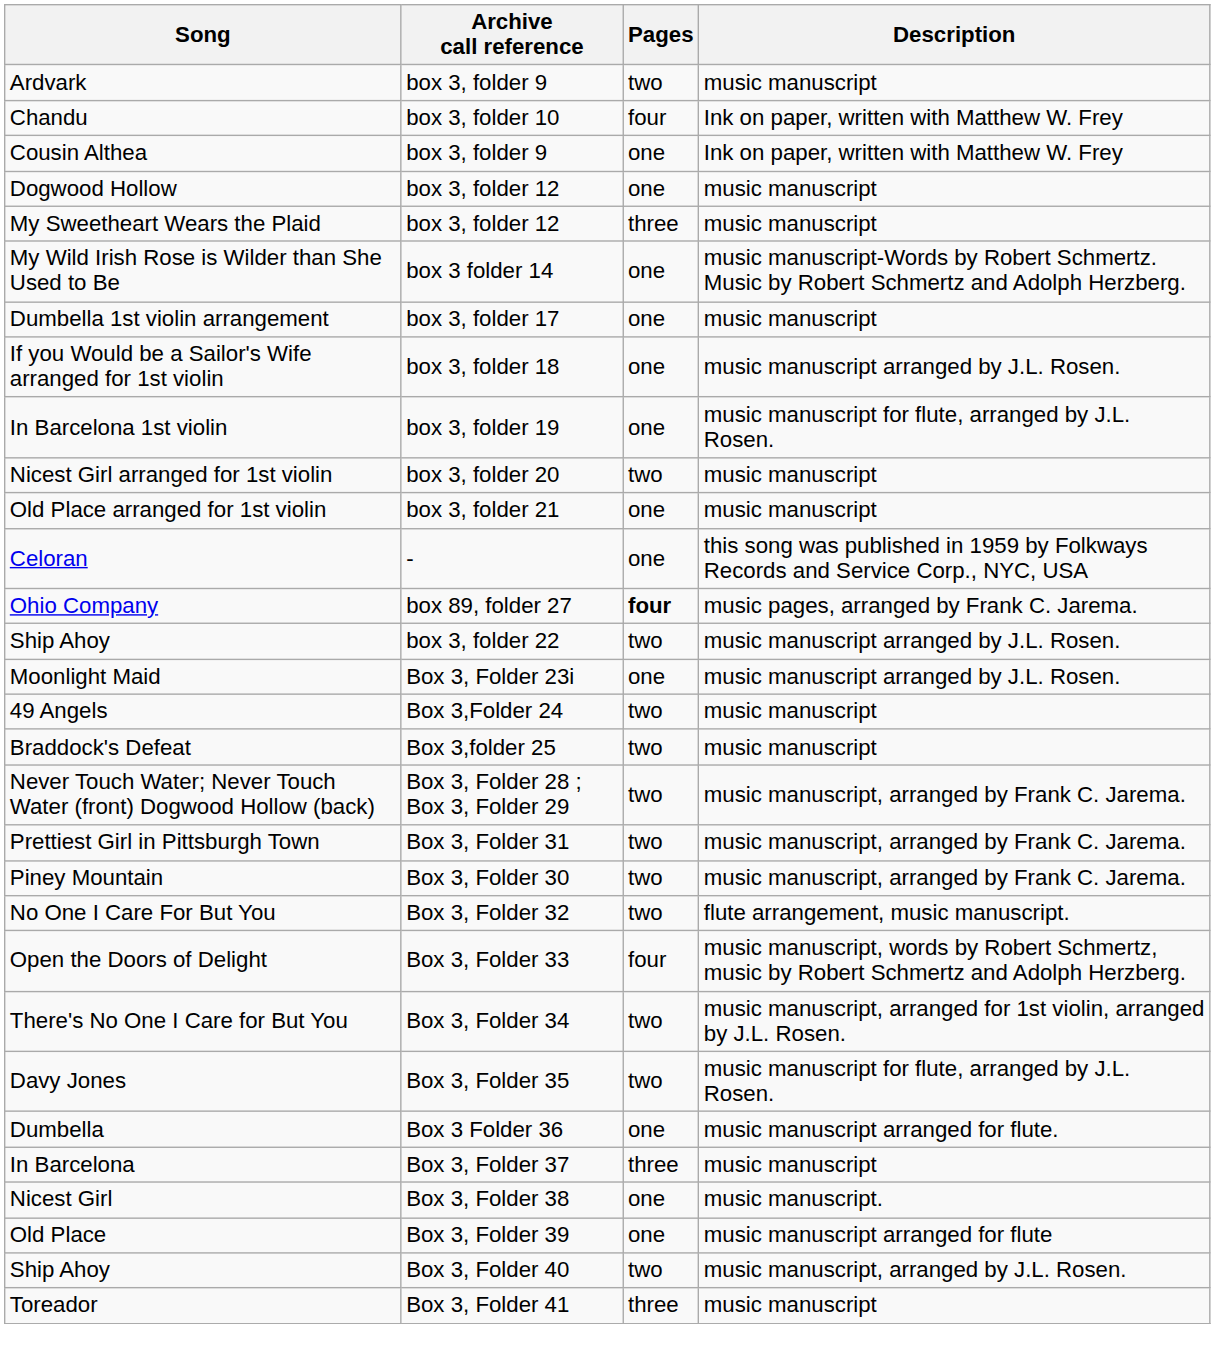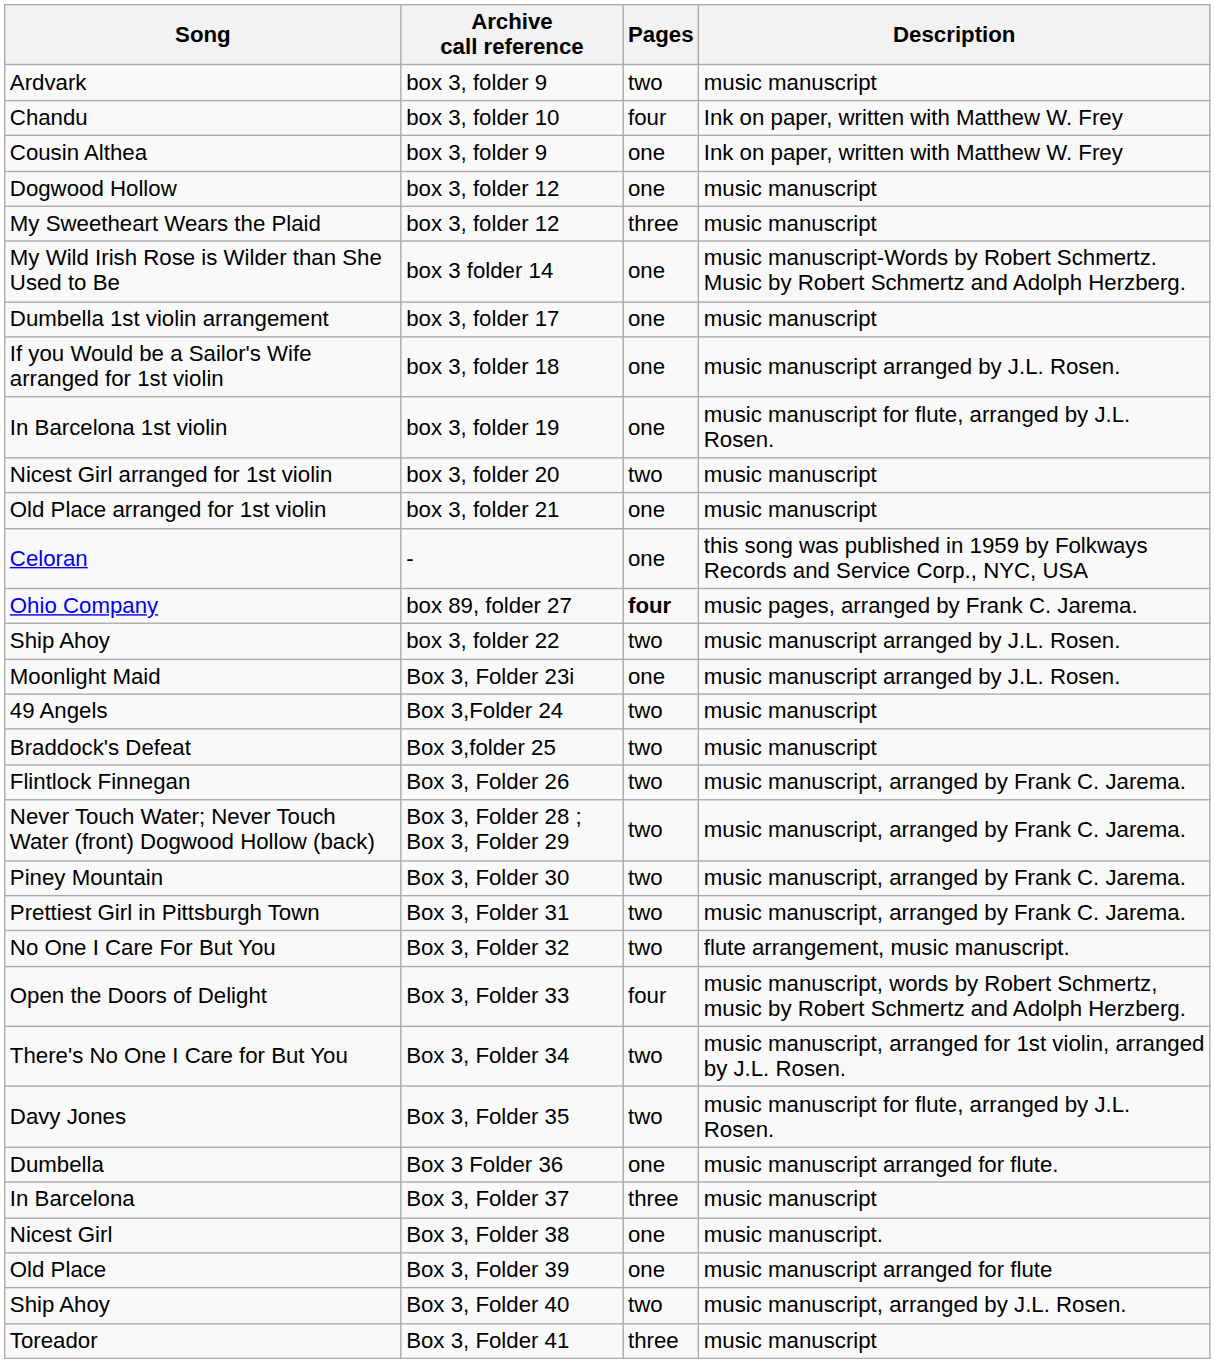+ row: (100, 782)
rows swapped: (86, 877) <-> (165, 842)
